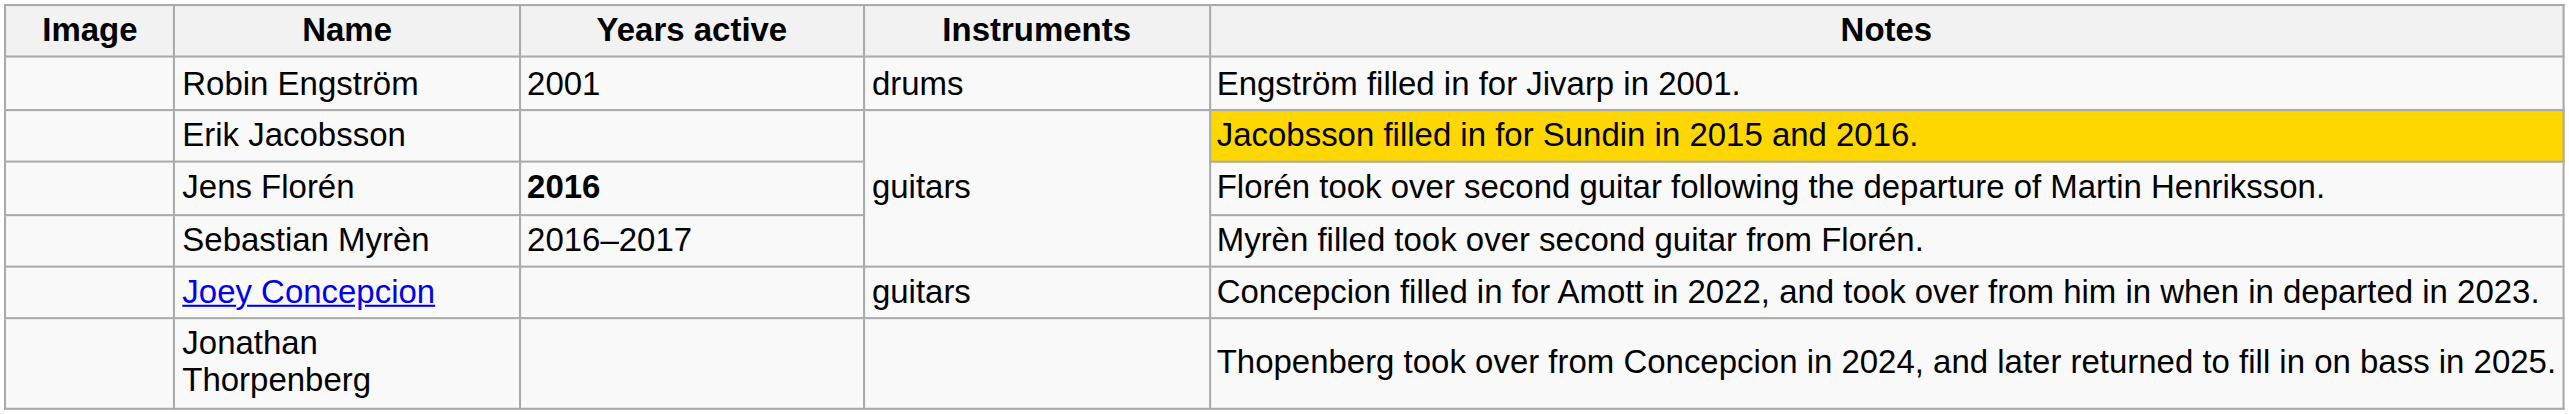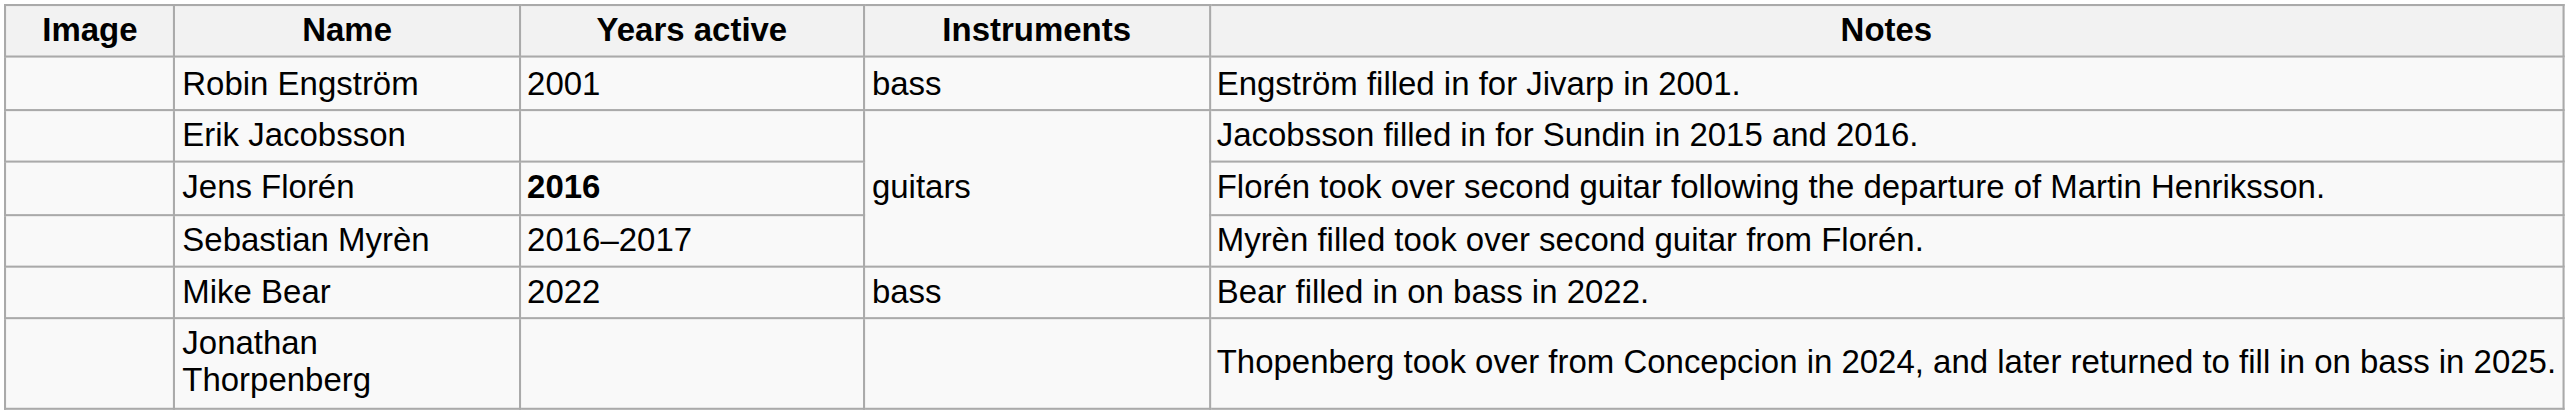(918, 82) drums -> (907, 82) bass
(1568, 135) gold background -> (1568, 135) no background
+ row: (257, 291)
- row: (309, 291)
